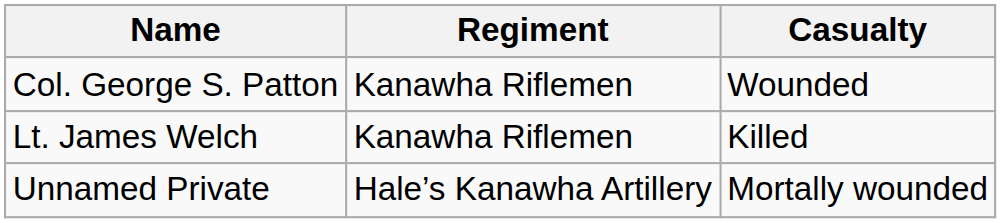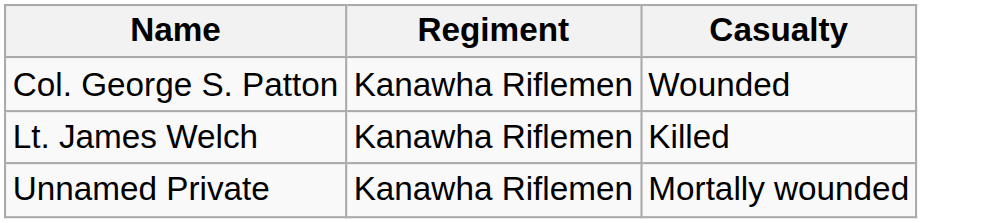(533, 189) Hale’s Kanawha Artillery -> (493, 189) Kanawha Riflemen
